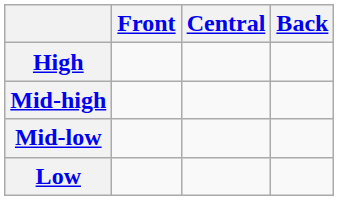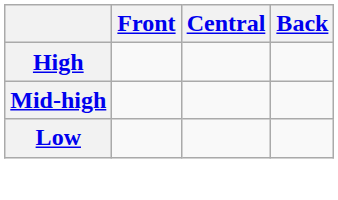- row: (58, 137)
